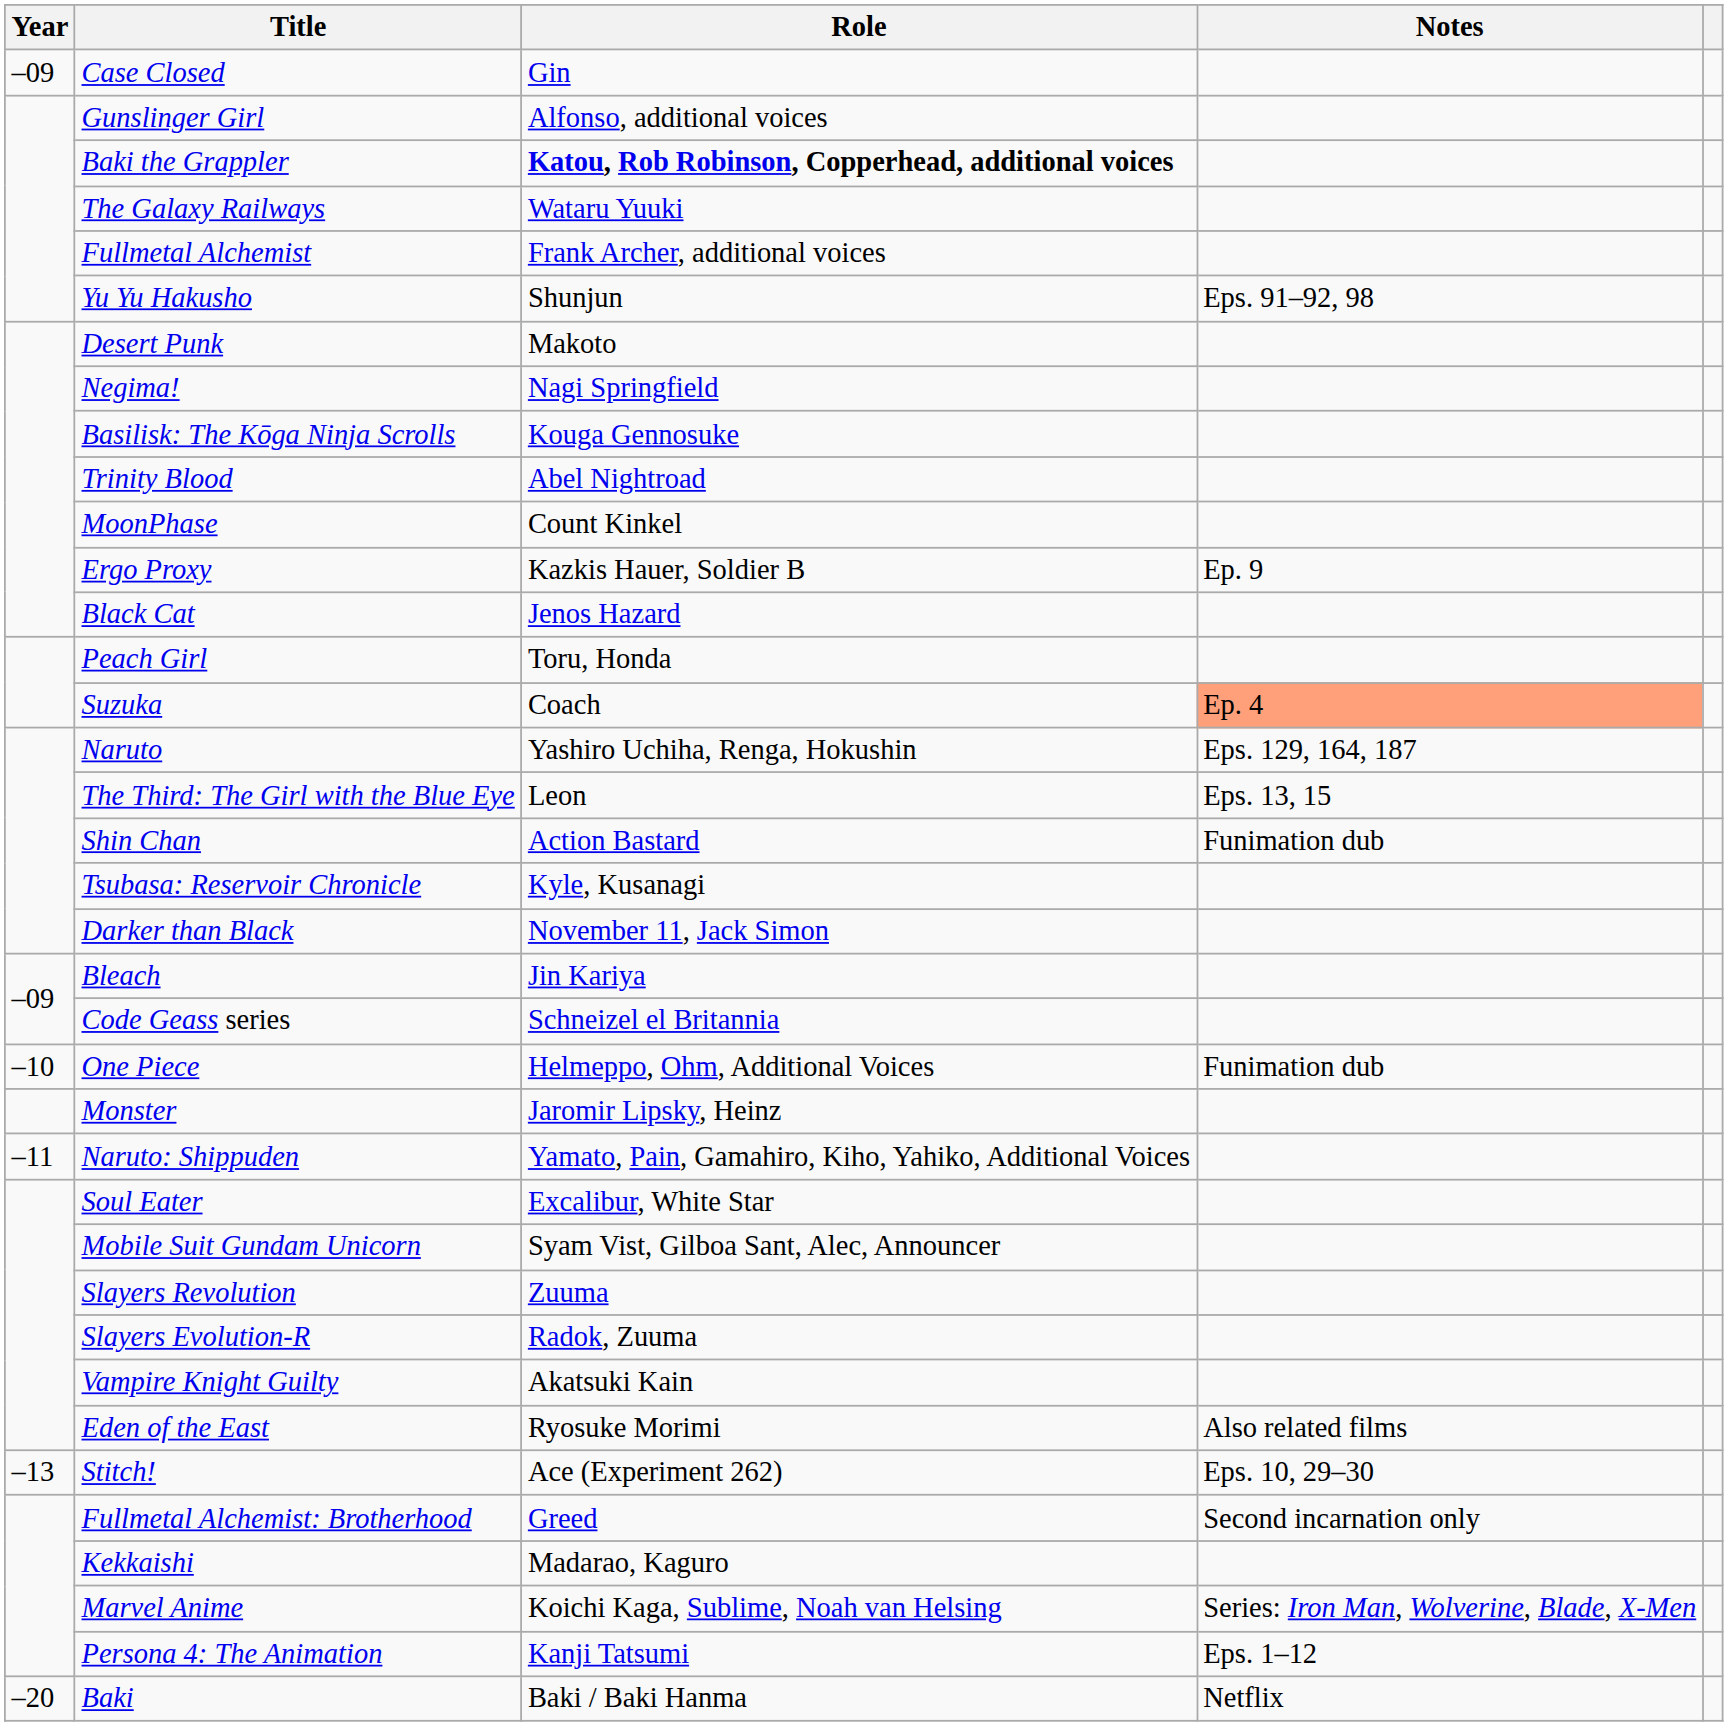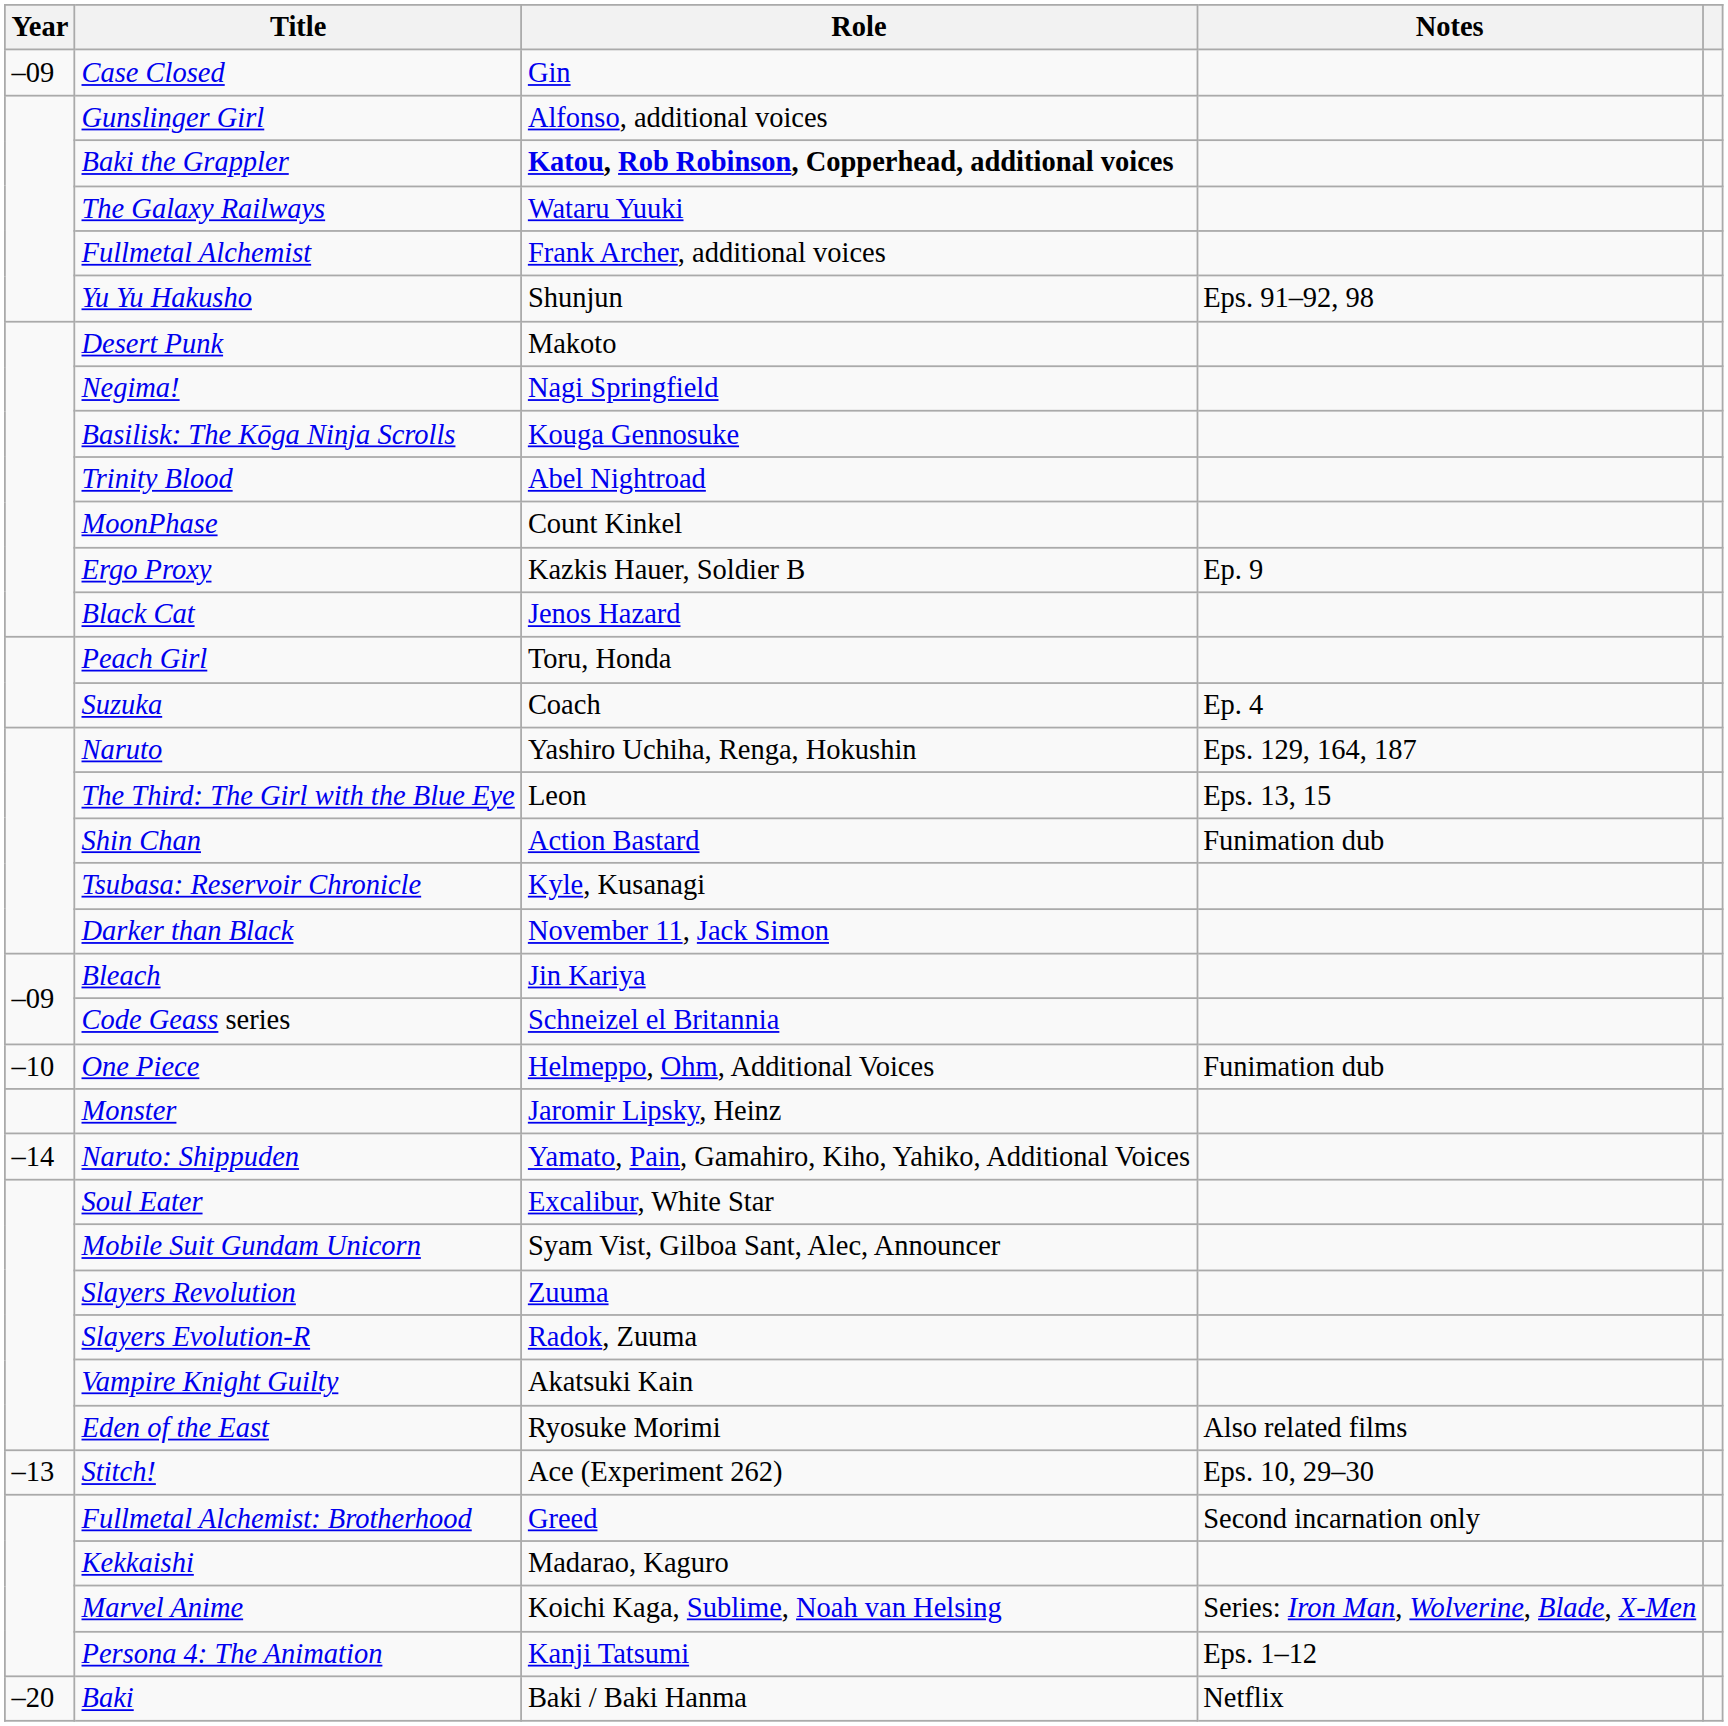(1233, 704) lightsalmon background -> (1233, 704) no background
(32, 1156) –11 -> (33, 1156) –14
